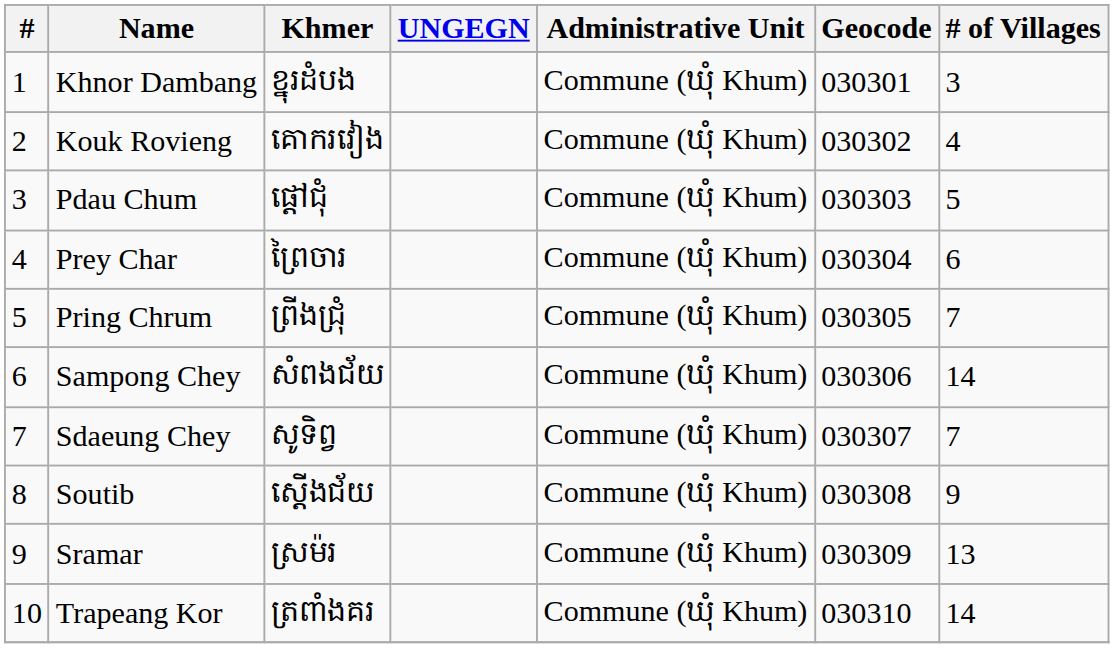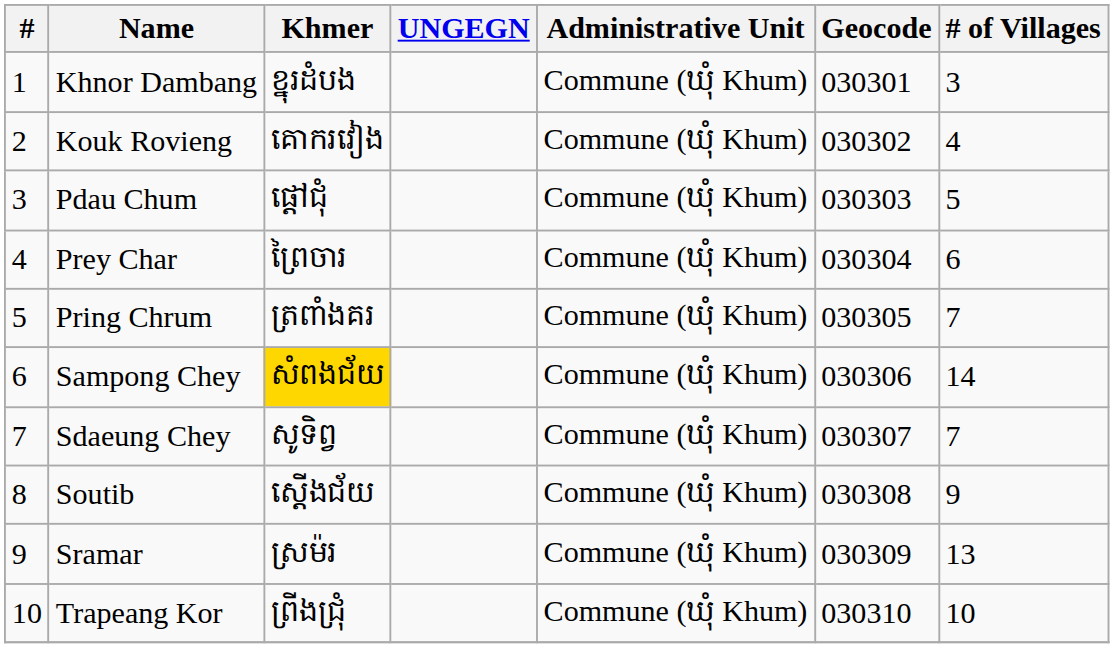(309, 315) ព្រីងជ្រុំ -> (323, 315) ត្រពាំងគរ
(327, 374) no background -> (327, 374) gold background
(323, 610) ត្រពាំងគរ -> (309, 610) ព្រីងជ្រុំ
(960, 612) 14 -> (960, 612) 10
